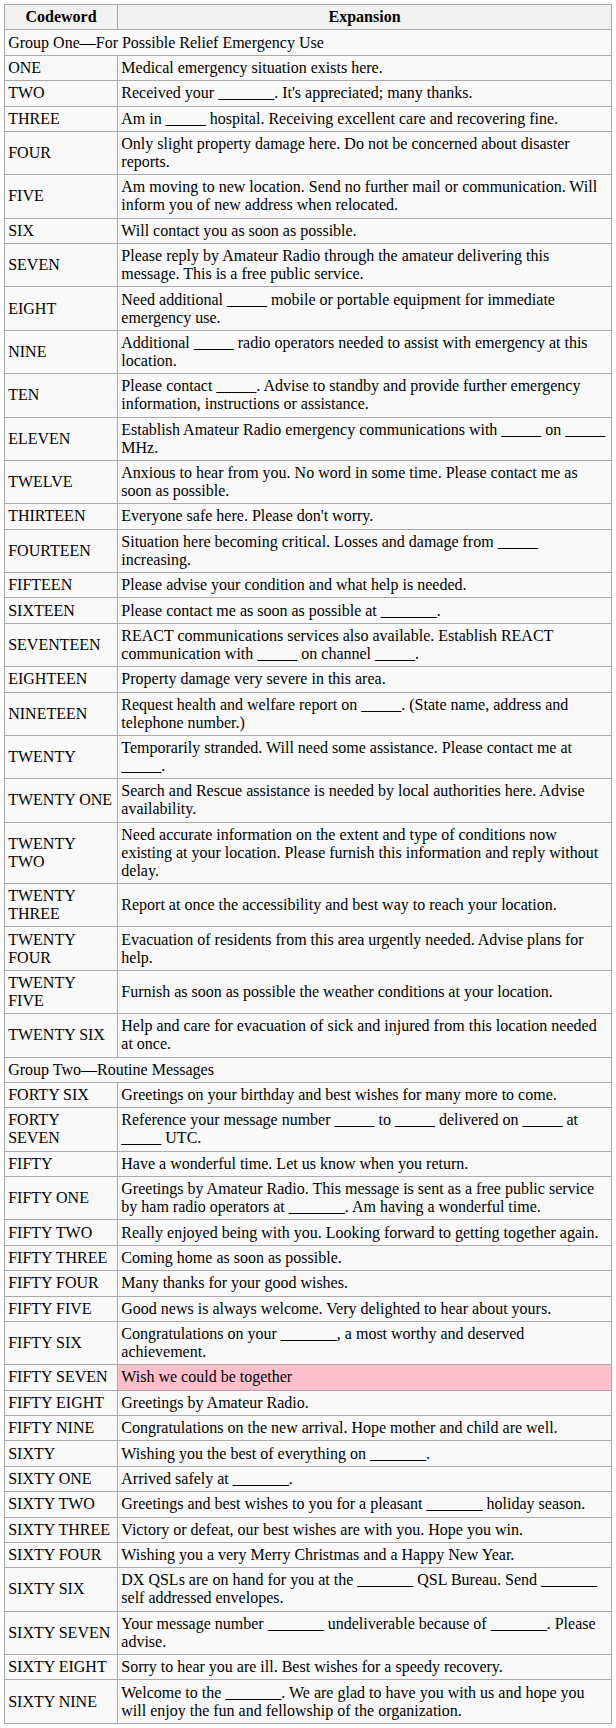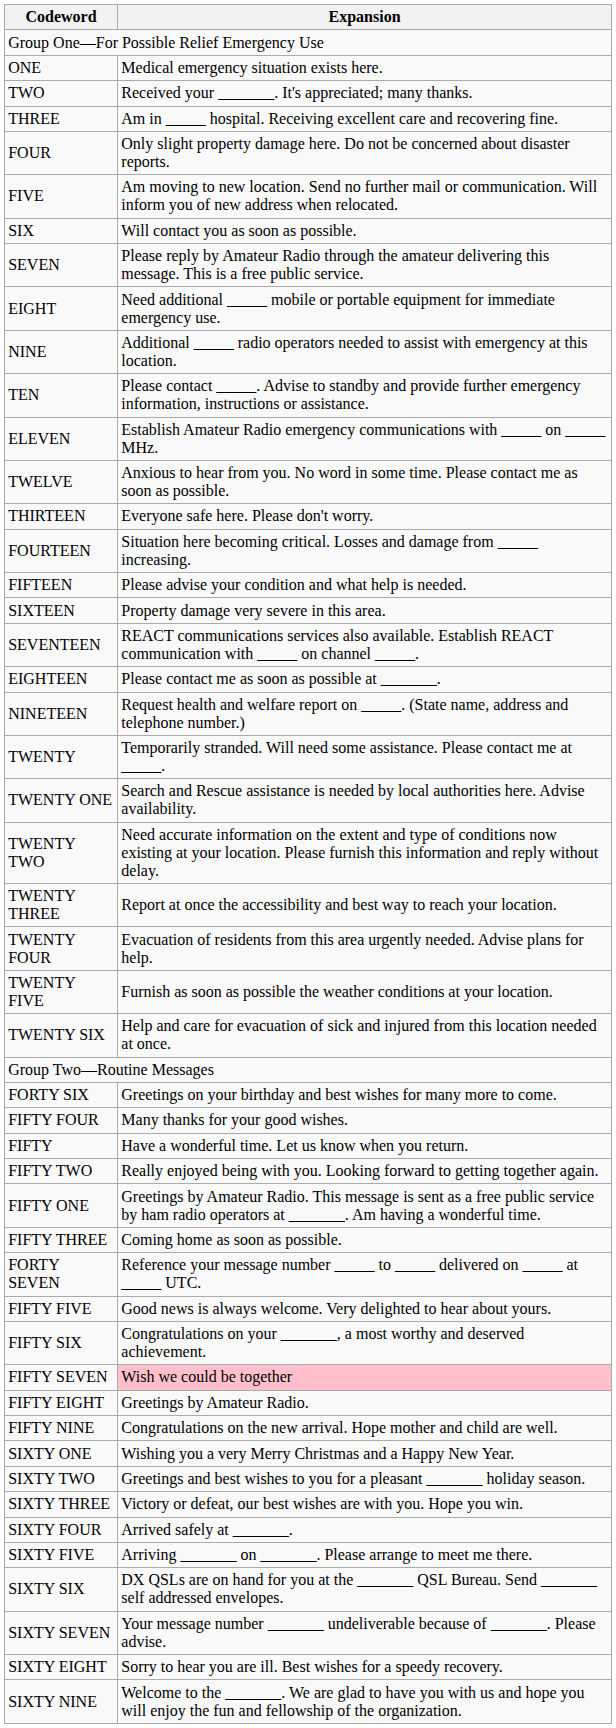(281, 610) Please contact me as soon as possible at _______. -> (253, 610) Property damage very severe in this area.
(253, 679) Property damage very severe in this area. -> (281, 679) Please contact me as soon as possible at _______.
rows swapped: (34, 1129) <-> (53, 1283)
rows swapped: (49, 1198) <-> (50, 1232)
- row: (32, 1453)
(207, 1478) Arrived safely at _______. -> (318, 1453) Wishing you a very Merry Christmas and a Happy New Year.
(318, 1555) Wishing you a very Merry Christmas and a Happy New Year. -> (207, 1529) Arrived safely at _______.
+ row: (51, 1555)
